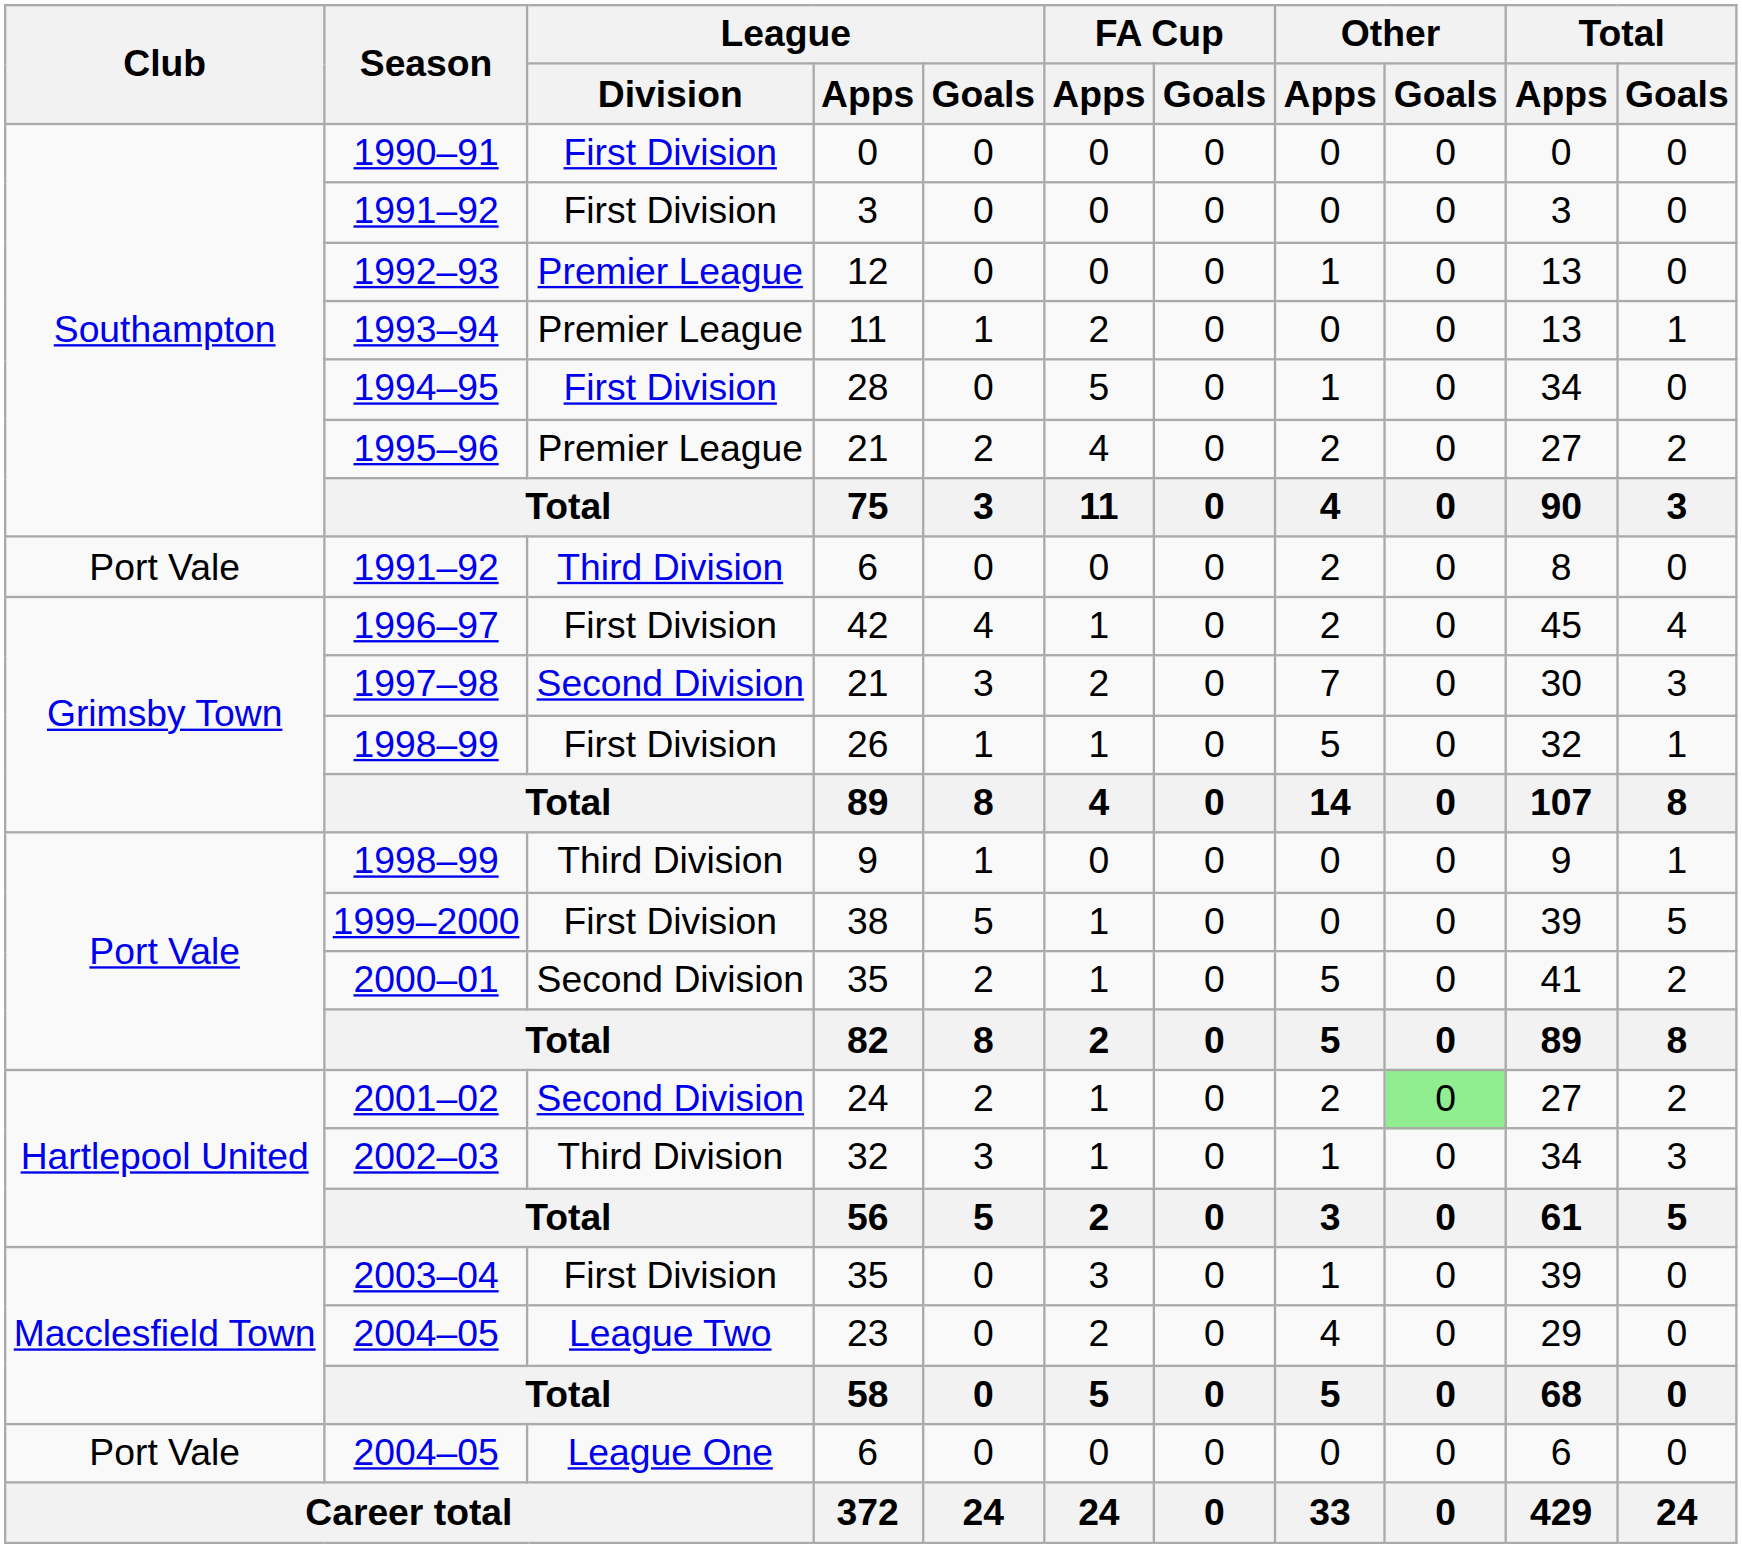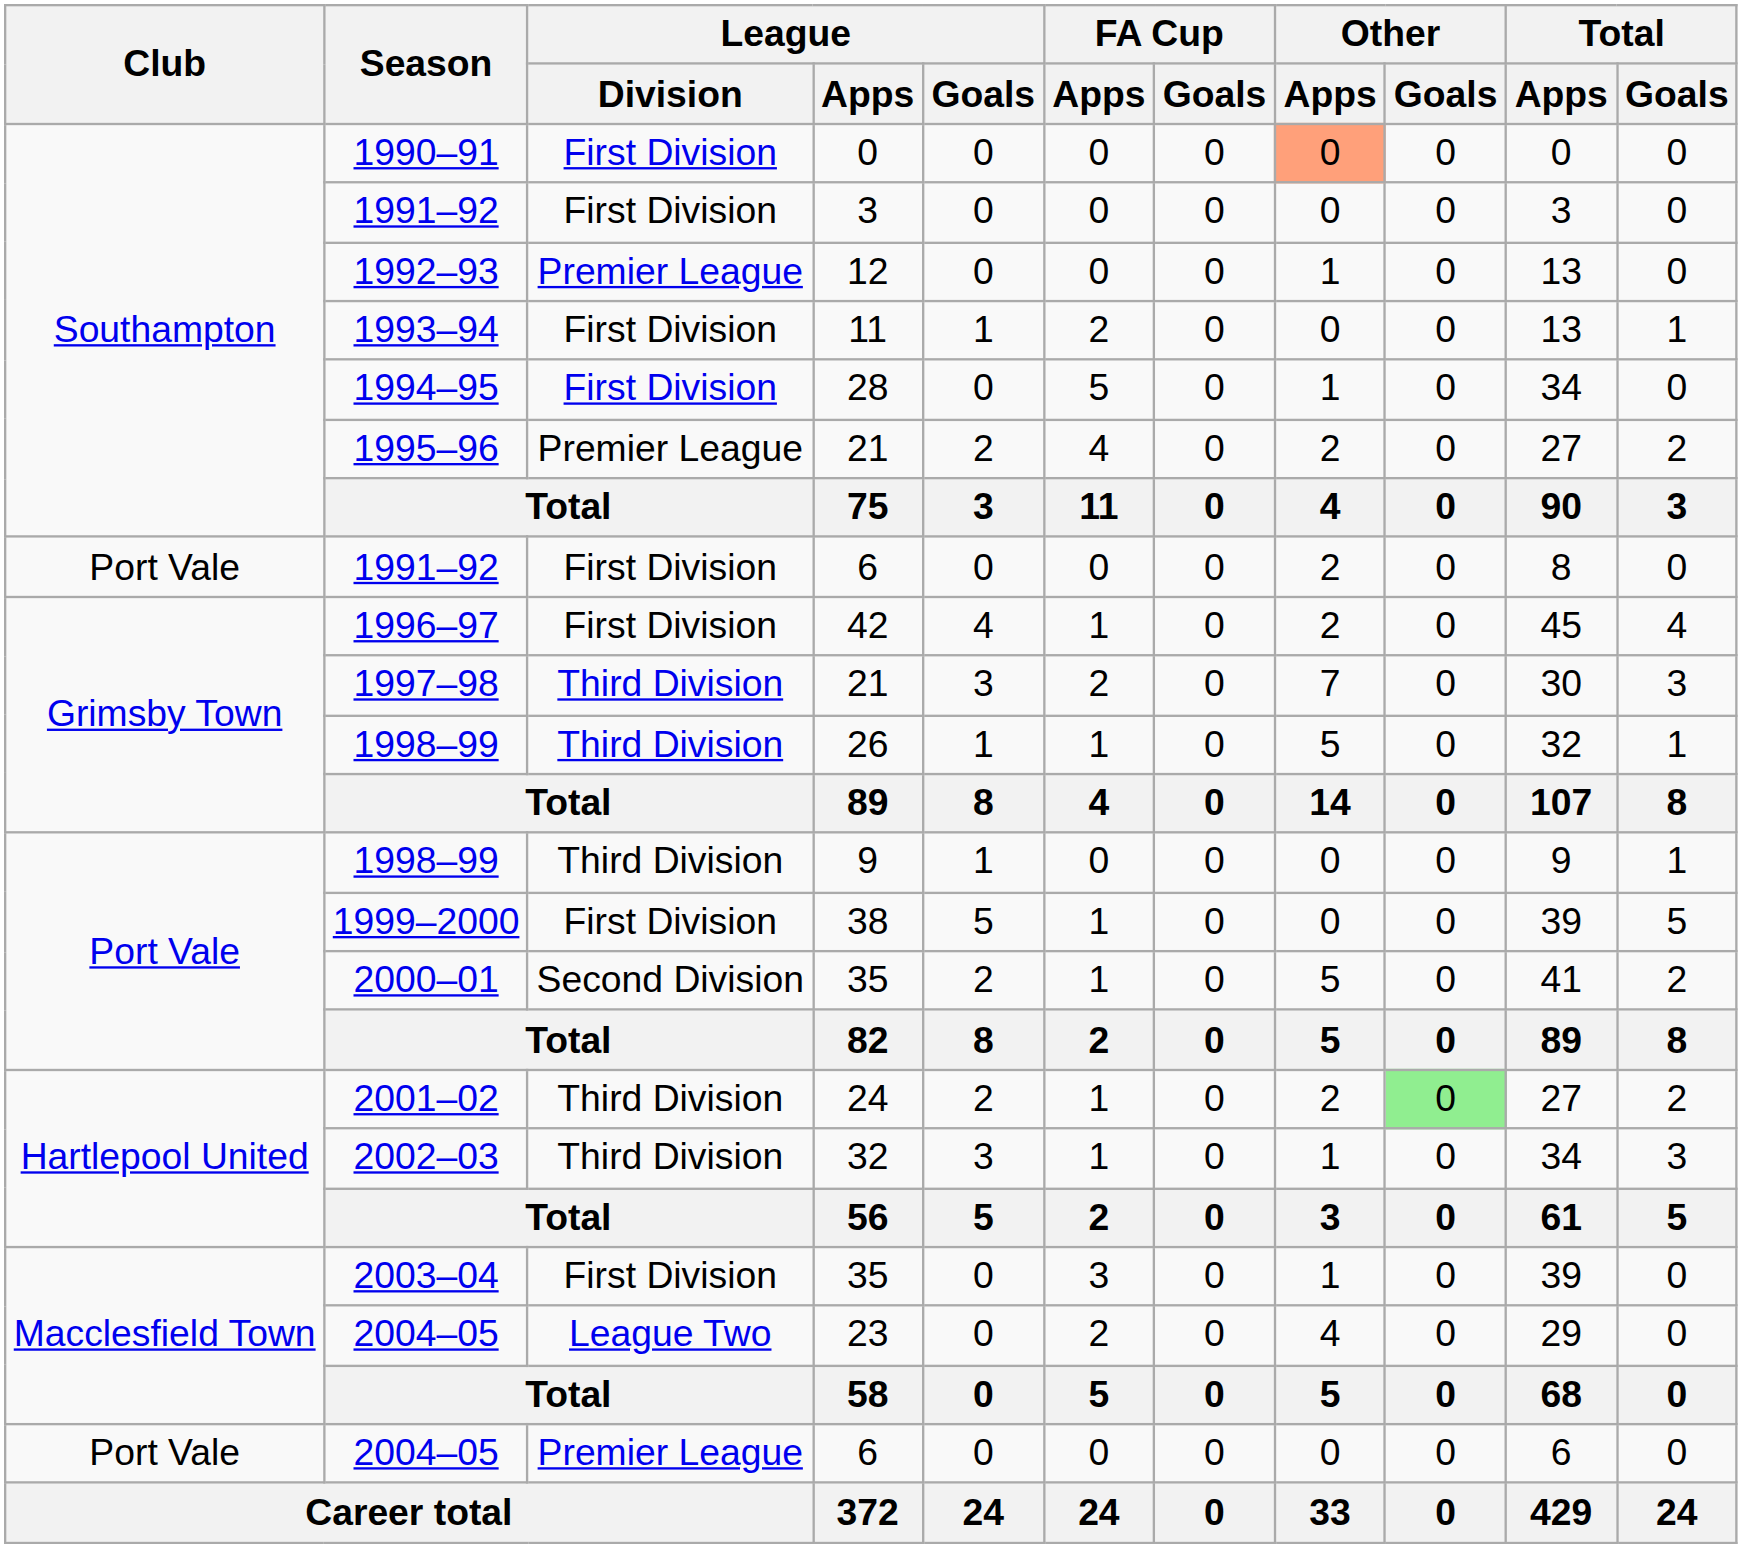(1330, 152) no background -> (1330, 152) lightsalmon background
(670, 329) Premier League -> (670, 329) First Division
(670, 566) Third Division -> (670, 566) First Division
(670, 684) Second Division -> (670, 684) Third Division
(670, 743) First Division -> (670, 743) Third Division
(670, 1098) Second Division -> (670, 1098) Third Division
(670, 1453) League One -> (670, 1453) Premier League
